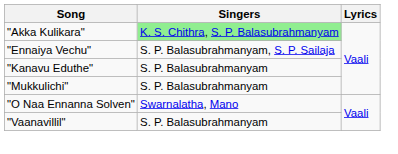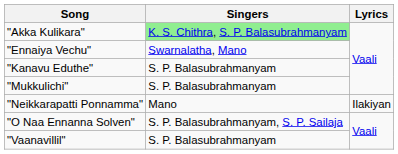(237, 50) S. P. Balasubrahmanyam, S. P. Sailaja -> (197, 50) Swarnalatha, Mano
+ row: (75, 104)
(189, 104) Swarnalatha, Mano -> (246, 122) S. P. Balasubrahmanyam, S. P. Sailaja
